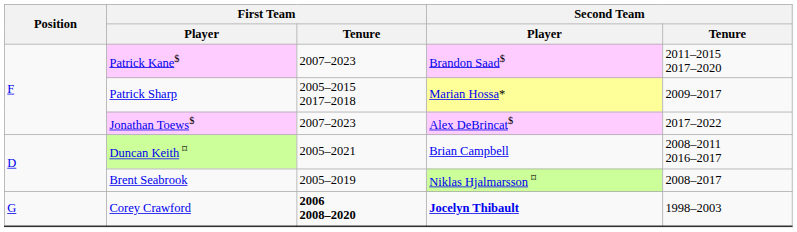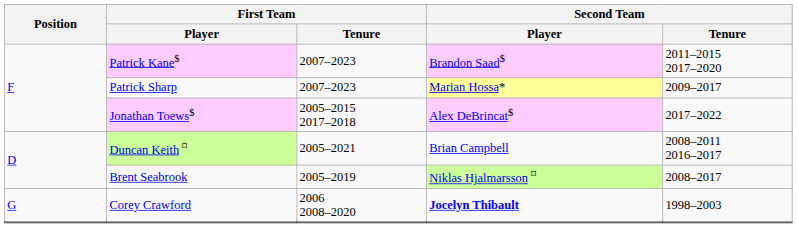(328, 94) 2005–2015 2017–2018 -> (328, 87) 2007–2023
(328, 123) 2007–2023 -> (328, 114) 2005–2015 2017–2018
(328, 208) bold -> (328, 205) normal
